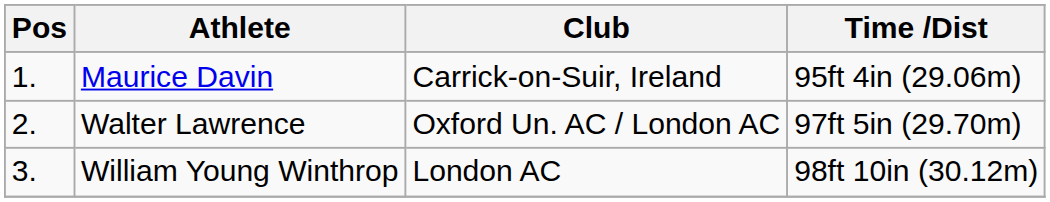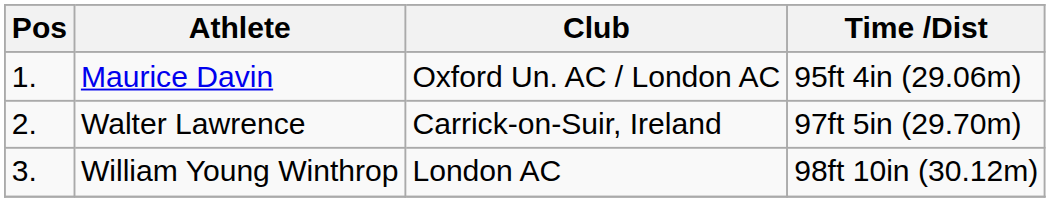(567, 76) Carrick-on-Suir, Ireland -> (596, 76) Oxford Un. AC / London AC
(596, 123) Oxford Un. AC / London AC -> (567, 123) Carrick-on-Suir, Ireland
